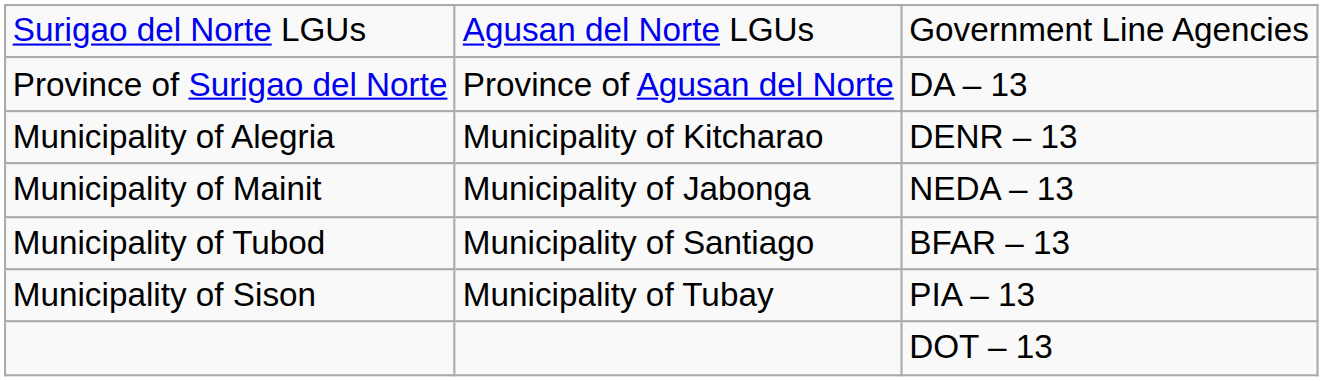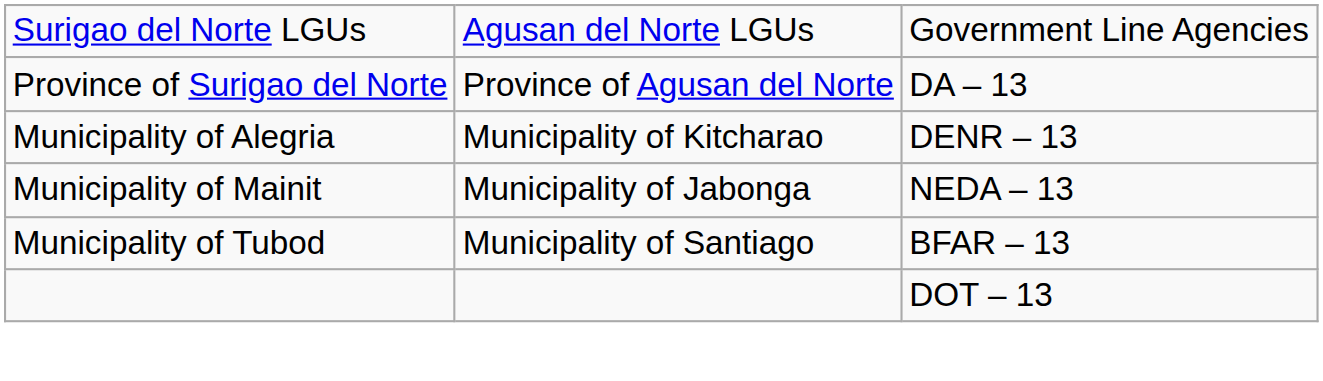- row: (164, 294)
